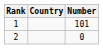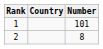(82, 37) 0 -> (82, 37) 8
